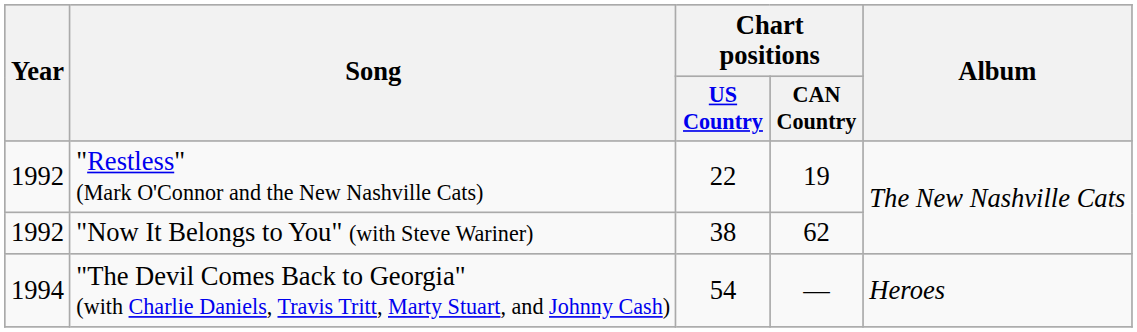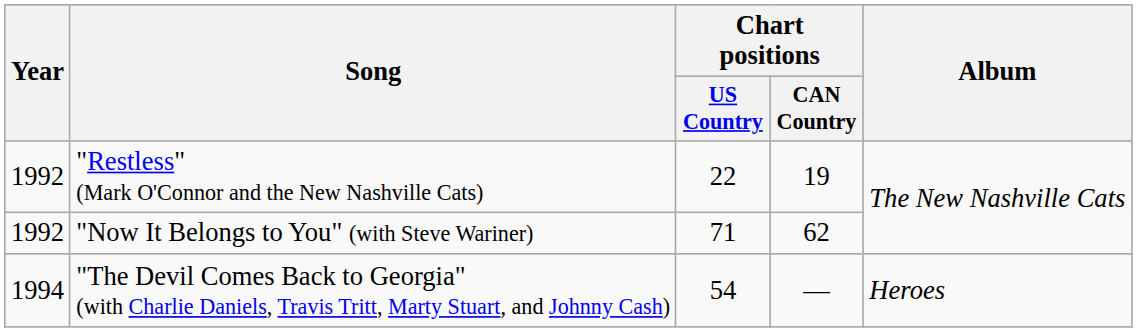(723, 233) 38 -> (723, 233) 71
